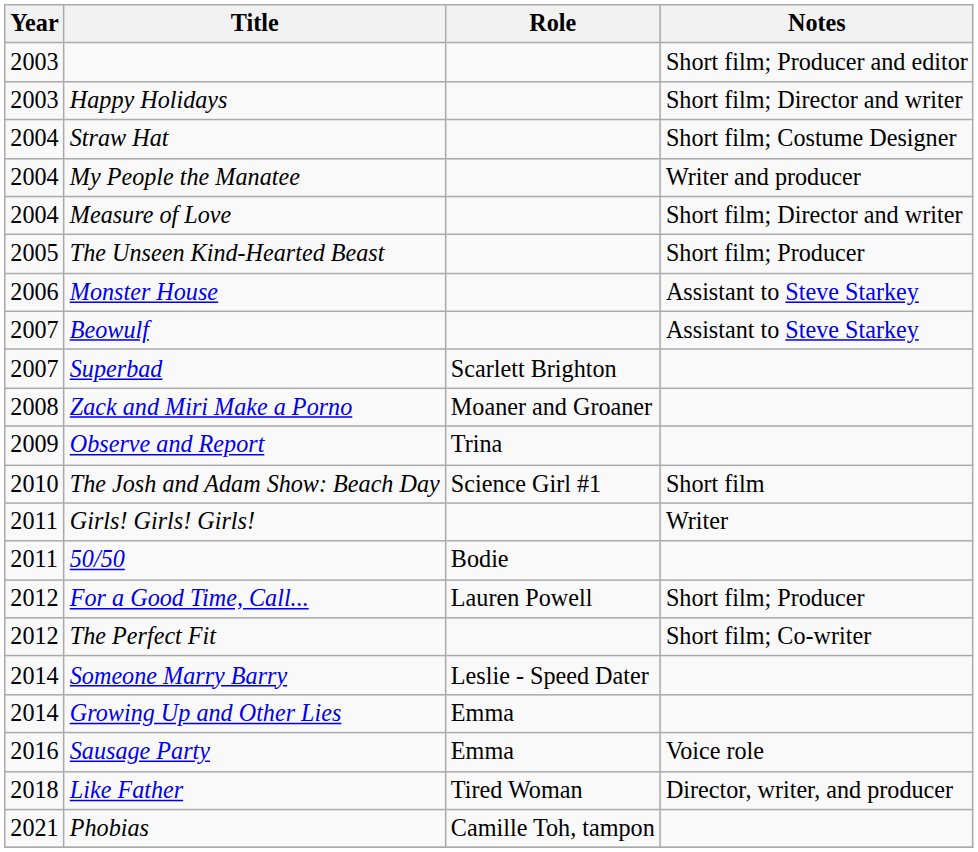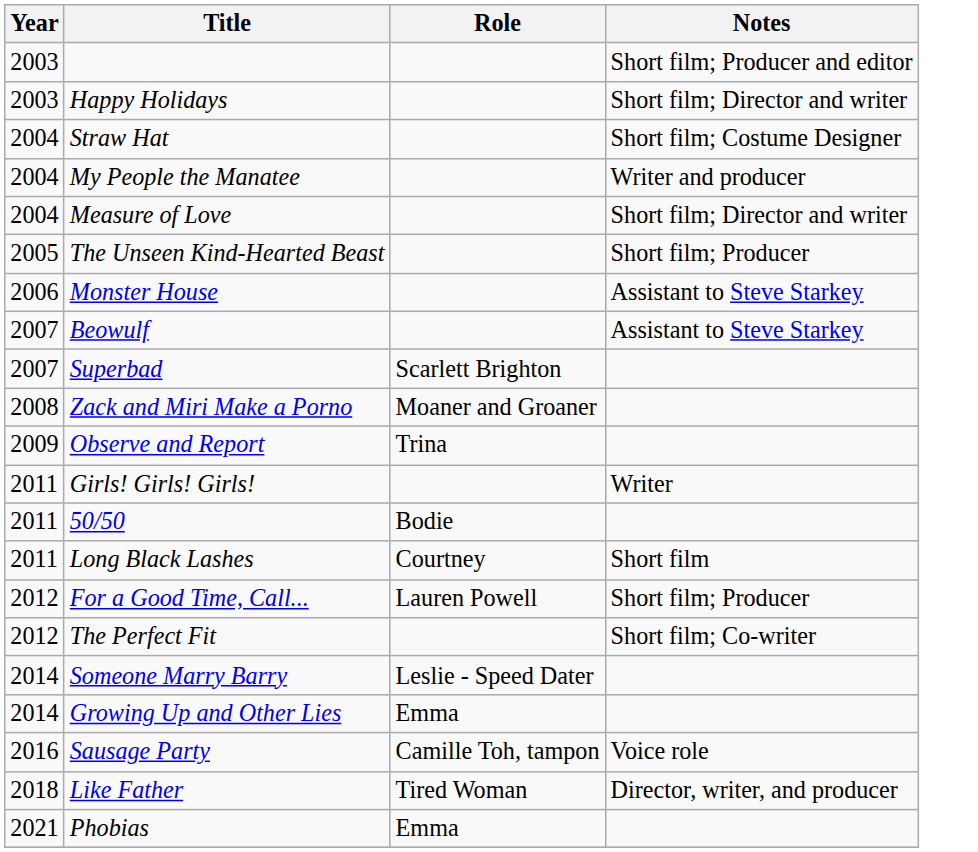- row: (34, 483)
+ row: (34, 560)
(482, 751) Emma -> (498, 751) Camille Toh, tampon
(553, 828) Camille Toh, tampon -> (427, 828) Emma
